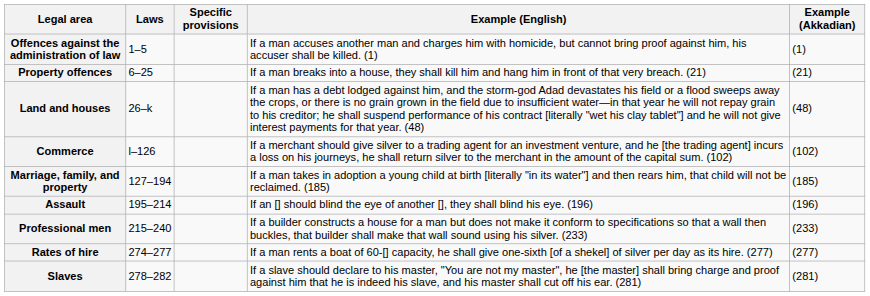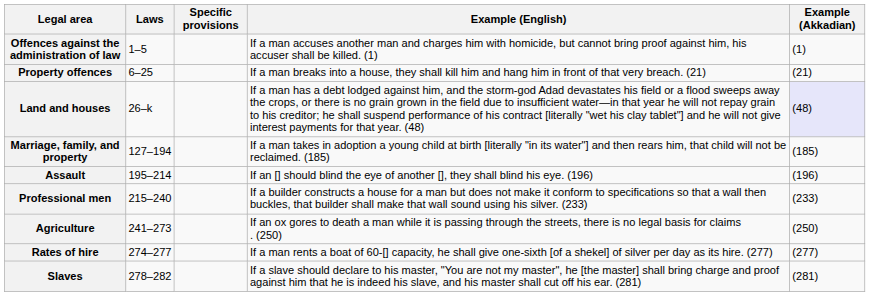(802, 109) no background -> (802, 109) lavender background
- row: (65, 151)
+ row: (65, 228)
